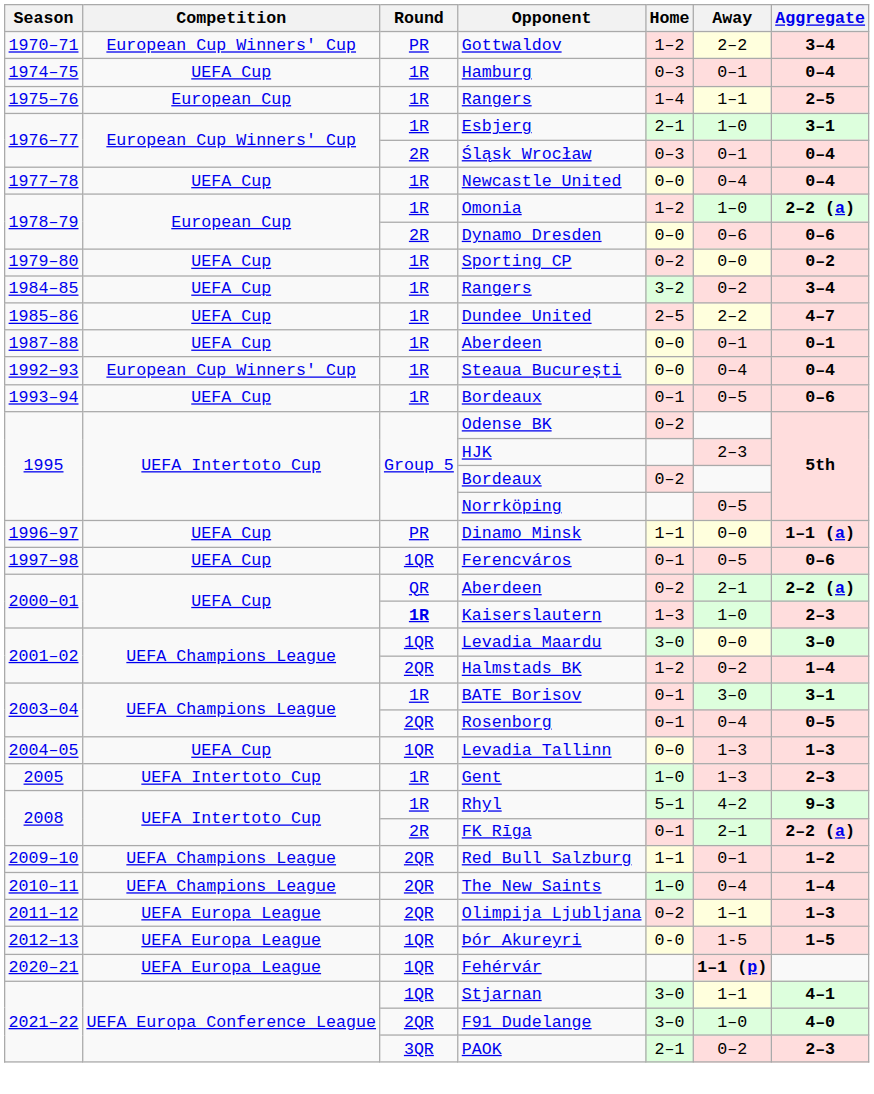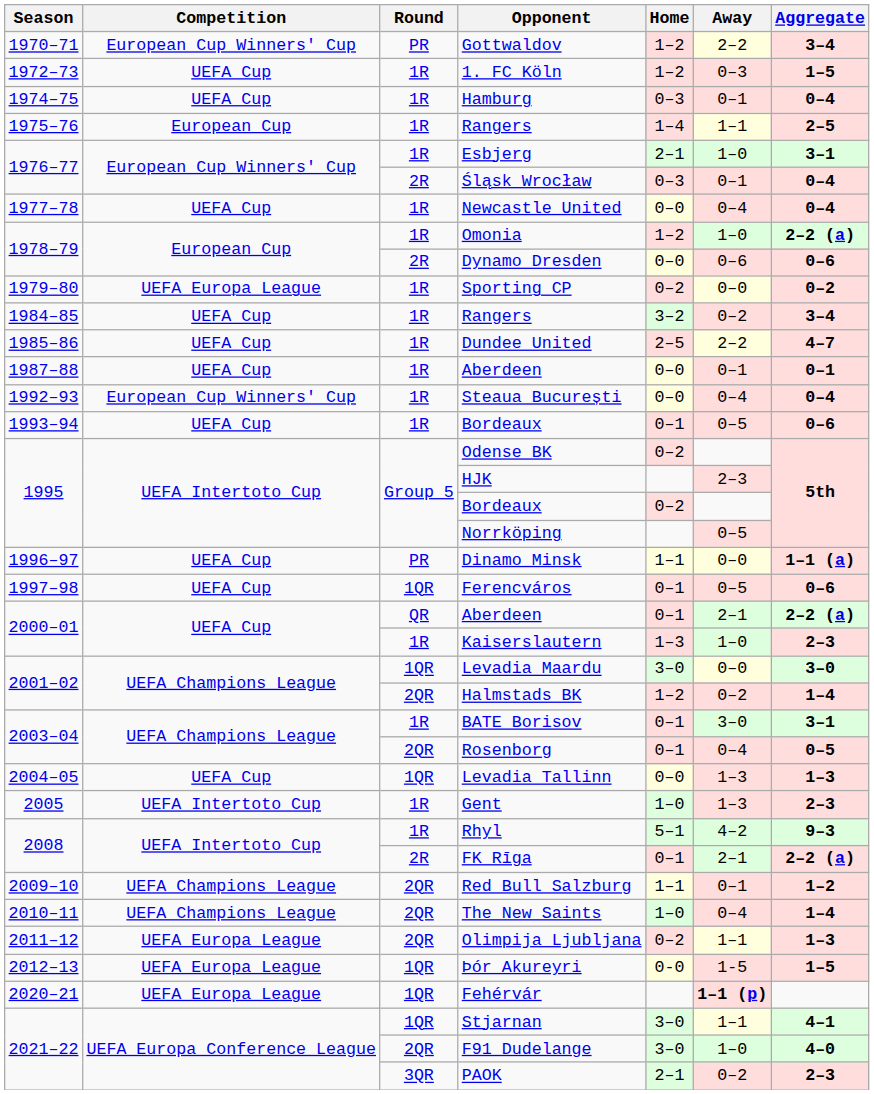+ row: (44, 72)
(231, 262) UEFA Cup -> (231, 289) UEFA Europa League
(669, 588) 0–2 -> (669, 615) 0–1
(419, 615) bold -> (419, 642) normal
